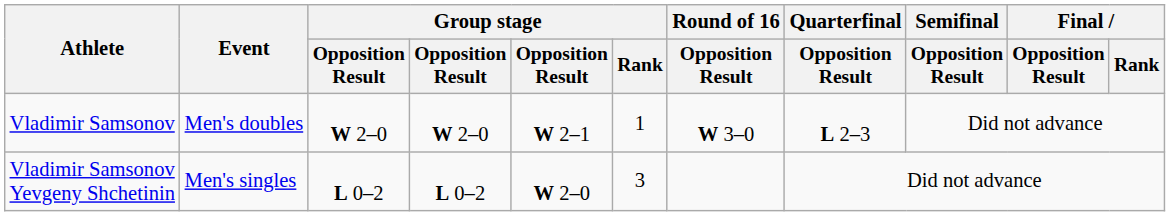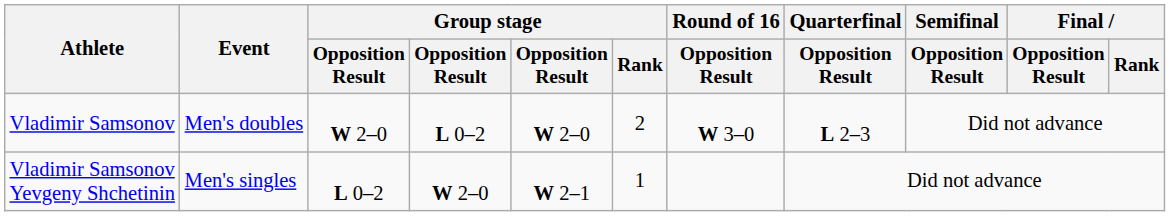(460, 135) W 2–0 -> (460, 135) L 0–2
(562, 135) W 2–1 -> (562, 135) W 2–0
(640, 122) 1 -> (640, 122) 2
(460, 193) L 0–2 -> (460, 193) W 2–0
(562, 193) W 2–0 -> (562, 193) W 2–1
(640, 181) 3 -> (640, 181) 1
